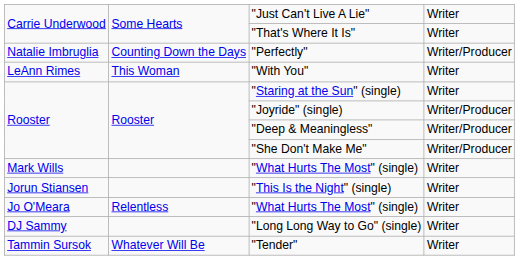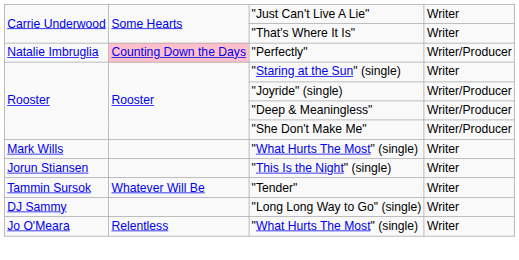(179, 52) no background -> (179, 52) pink background
- row: (44, 71)
rows swapped: (38, 206) <-> (49, 245)
